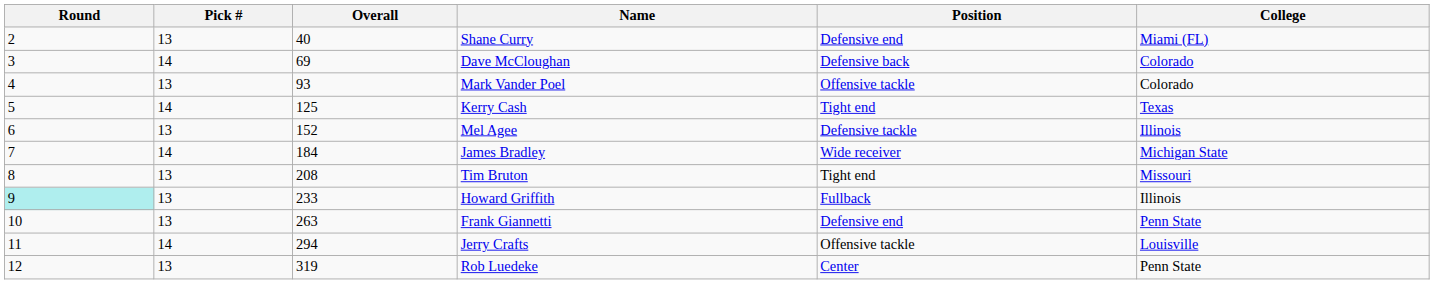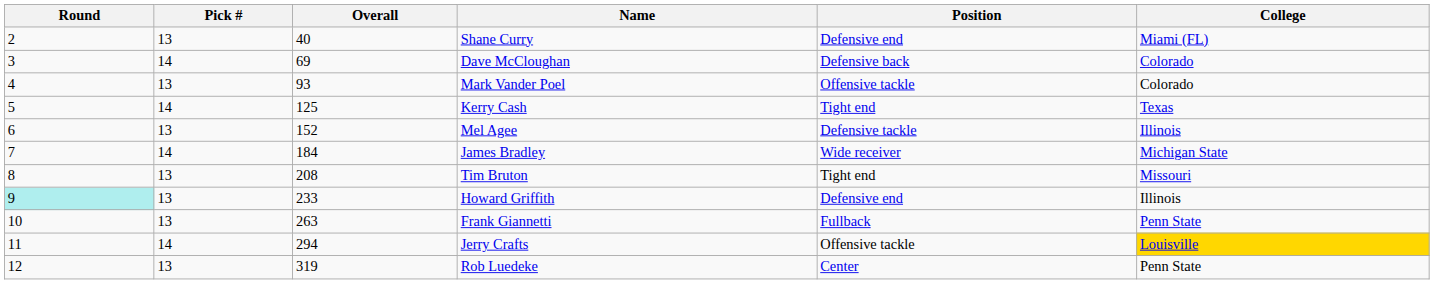(845, 198) Fullback -> (862, 198) Defensive end
(862, 221) Defensive end -> (845, 221) Fullback
(1169, 244) no background -> (1169, 244) gold background
